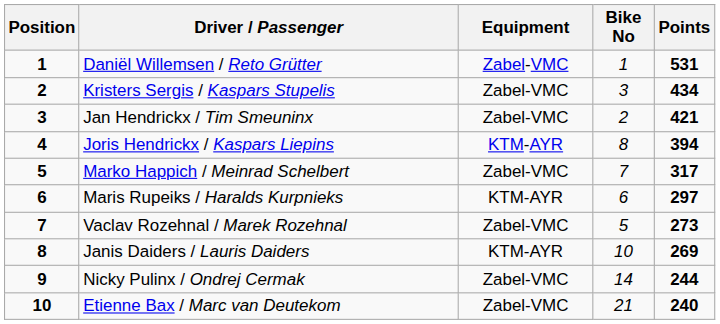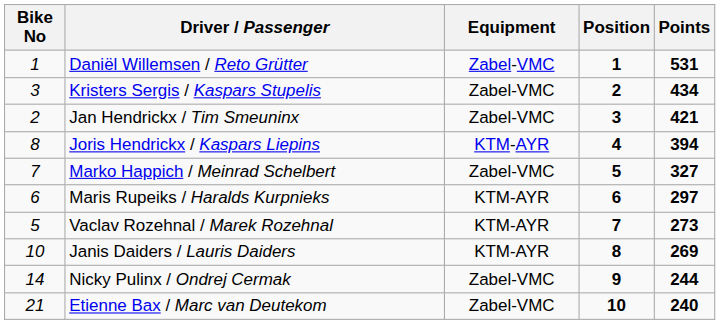columns swapped: (42, 27) <-> (623, 27)
(684, 171) 317 -> (684, 171) 327
(526, 225) Zabel-VMC -> (512, 225) KTM-AYR
